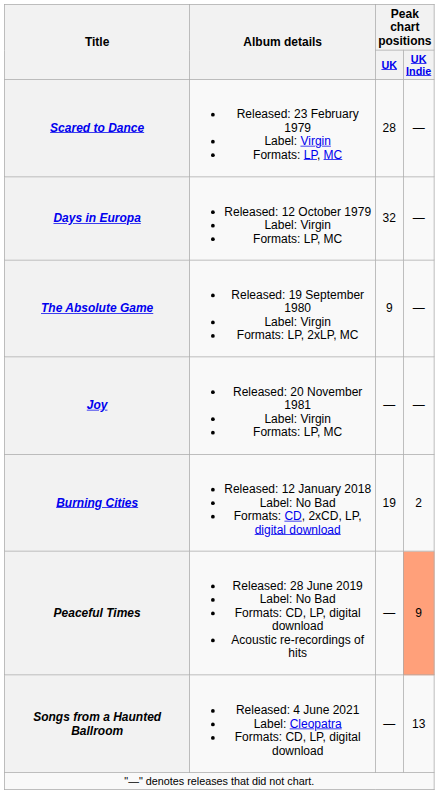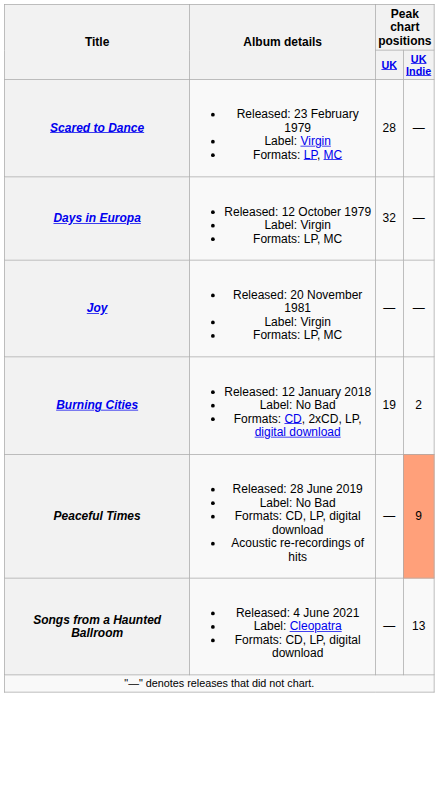- row: (97, 308)
